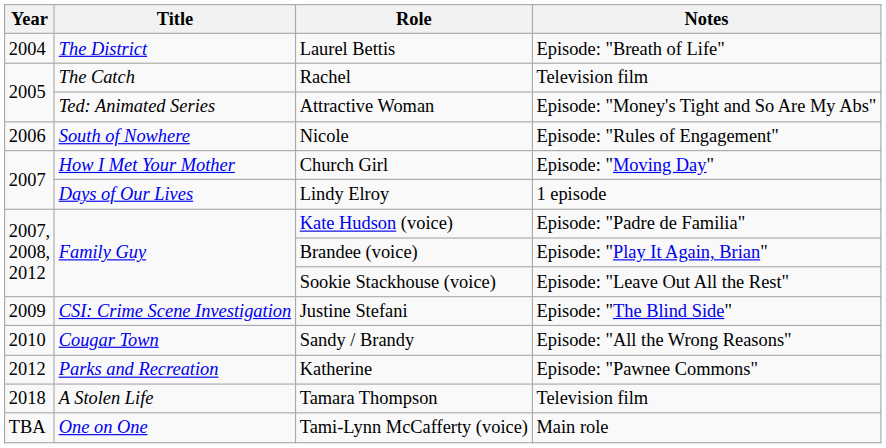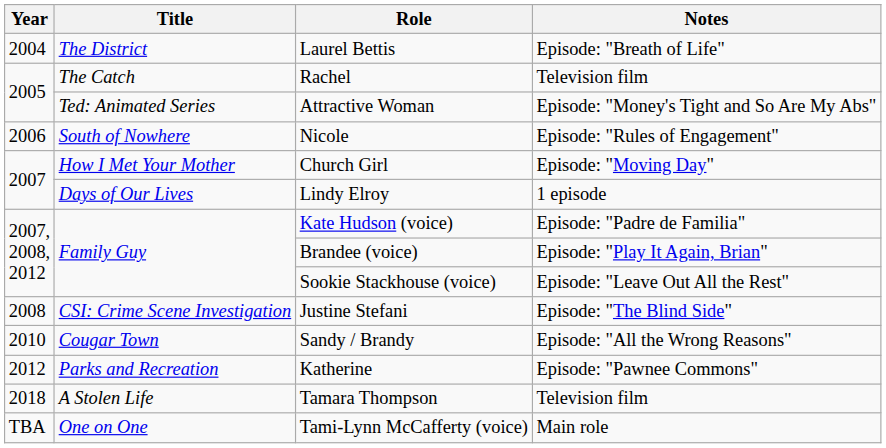(27, 310) 2009 -> (27, 310) 2008
